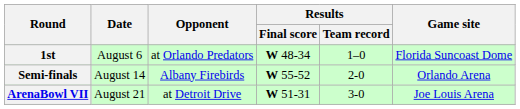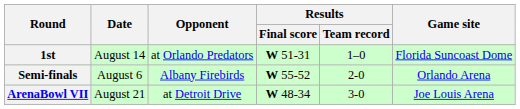(120, 54) August 6 -> (120, 54) August 14
(288, 54) W 48-34 -> (288, 54) W 51-31
(120, 74) August 14 -> (120, 74) August 6
(288, 94) W 51-31 -> (288, 94) W 48-34
